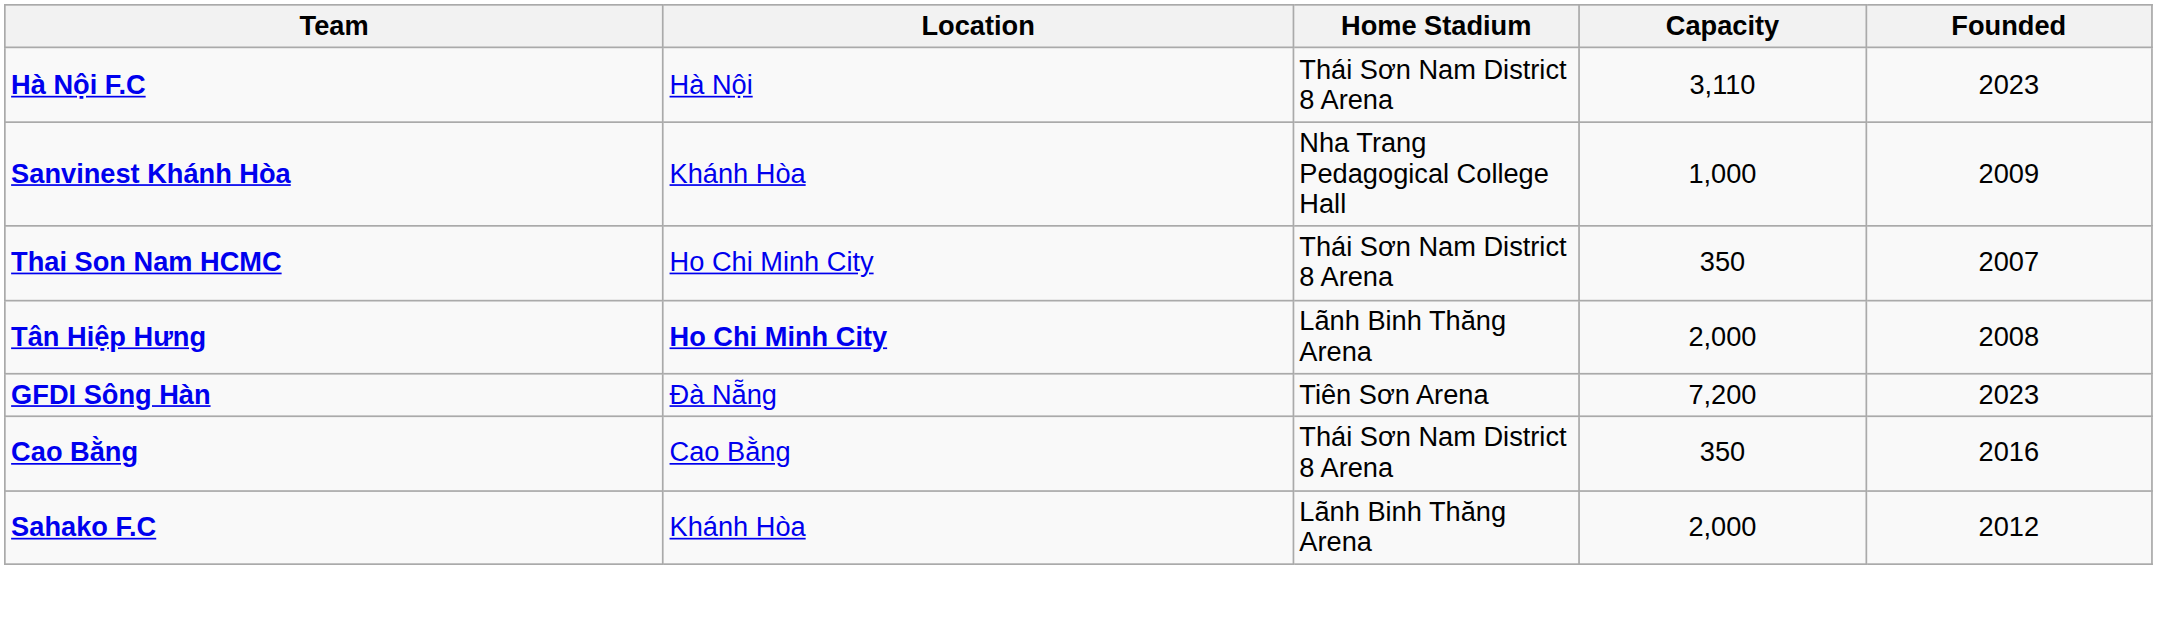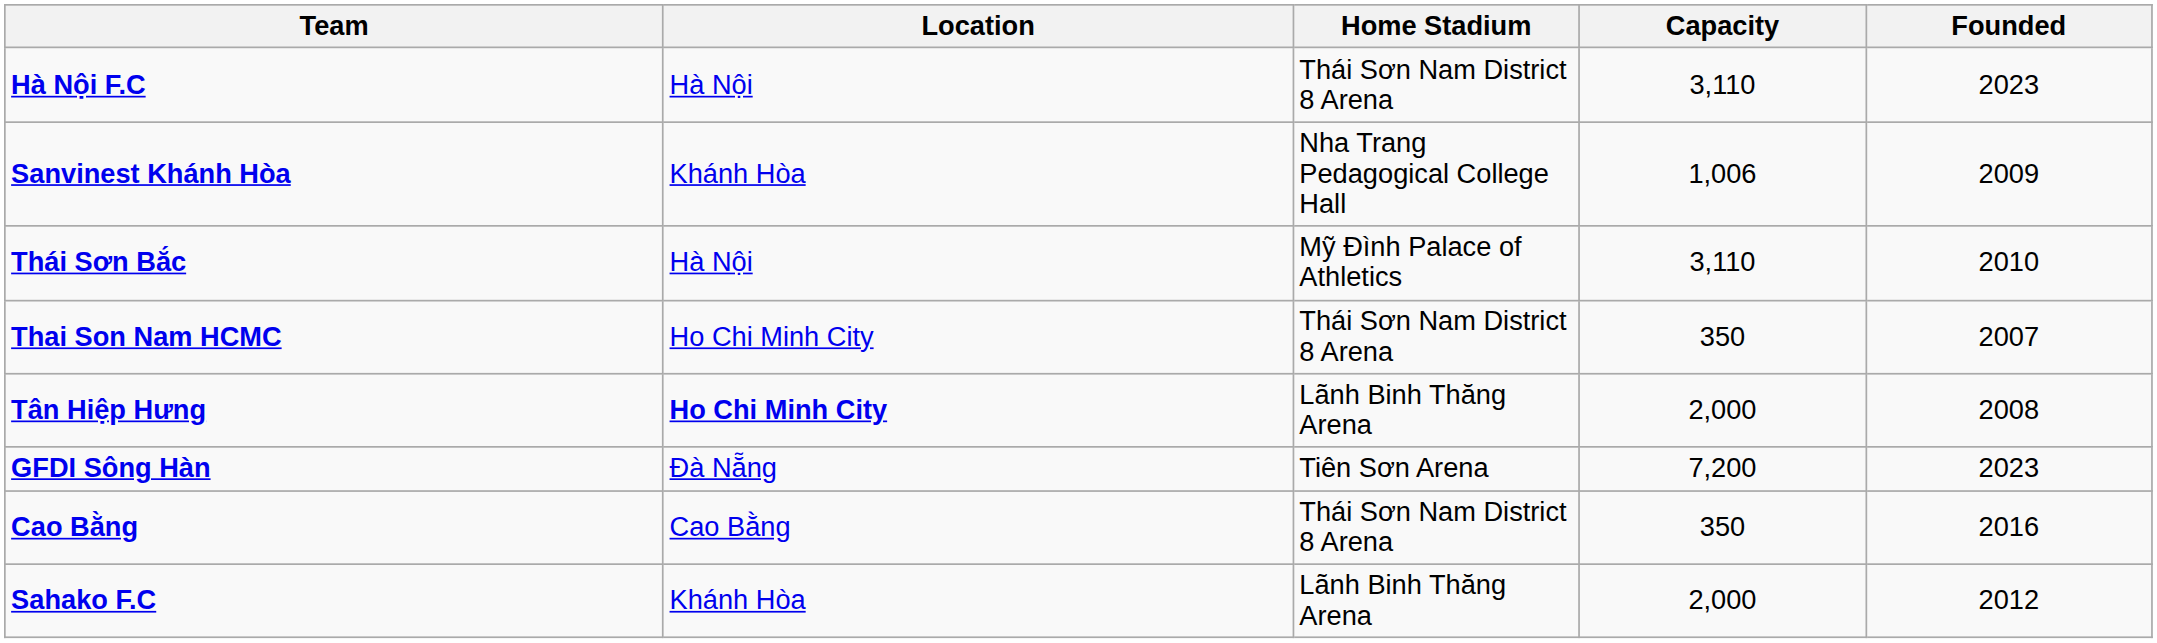(1722, 173) 1,000 -> (1722, 173) 1,006
+ row: (99, 262)
